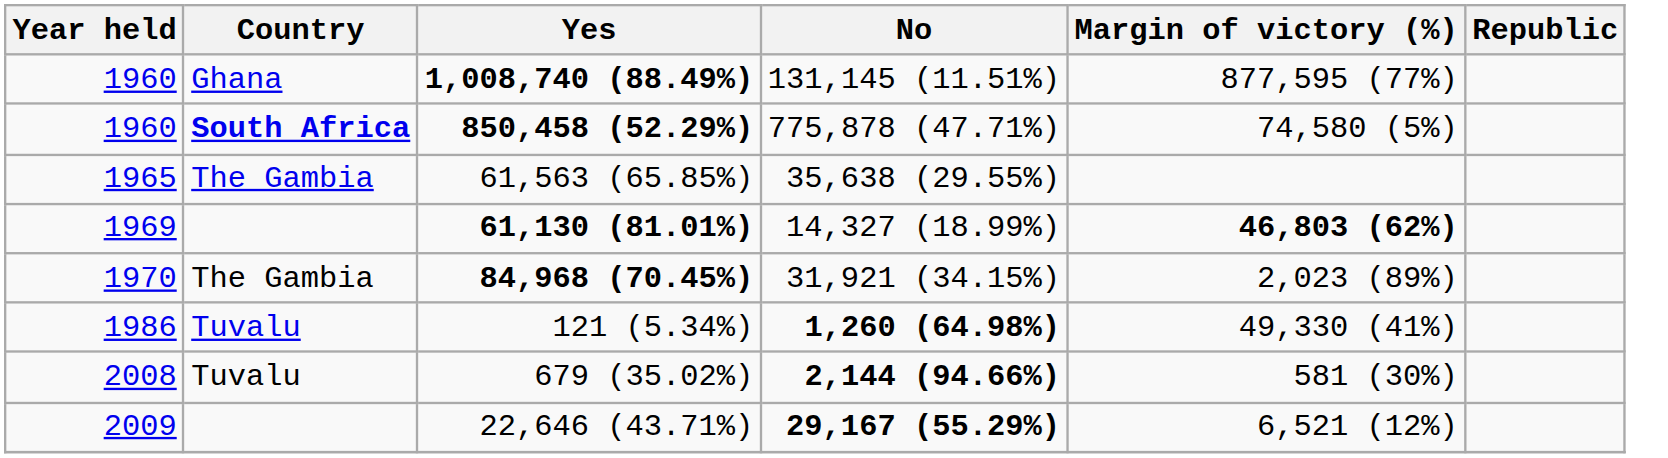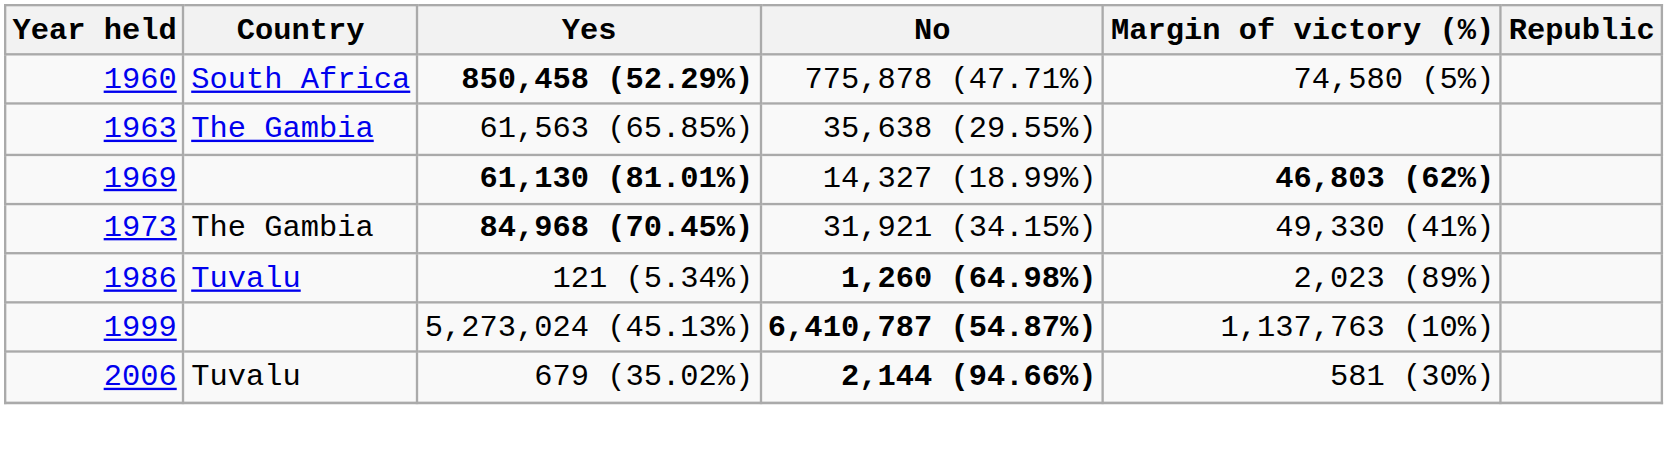- row: (589, 80)
(301, 129) bold -> (301, 80) normal
(140, 179) 1965 -> (140, 129) 1963
(140, 278) 1970 -> (140, 228) 1973
(1357, 278) 2,023 (89%) -> (1385, 228) 49,330 (41%)
(1348, 327) 49,330 (41%) -> (1394, 278) 2,023 (89%)
+ row: (589, 327)
(140, 377) 2008 -> (140, 377) 2006
- row: (616, 427)
